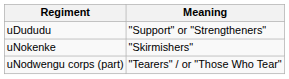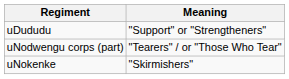rows swapped: (31, 47) <-> (65, 64)
